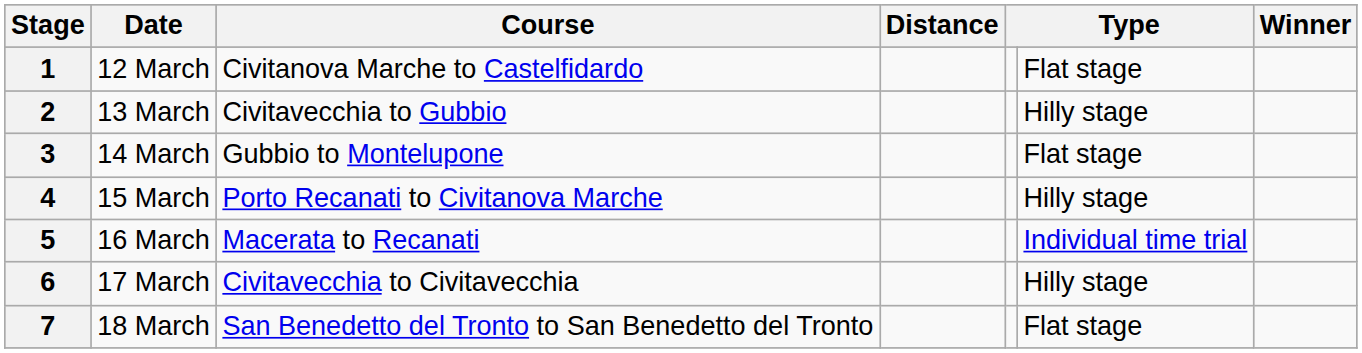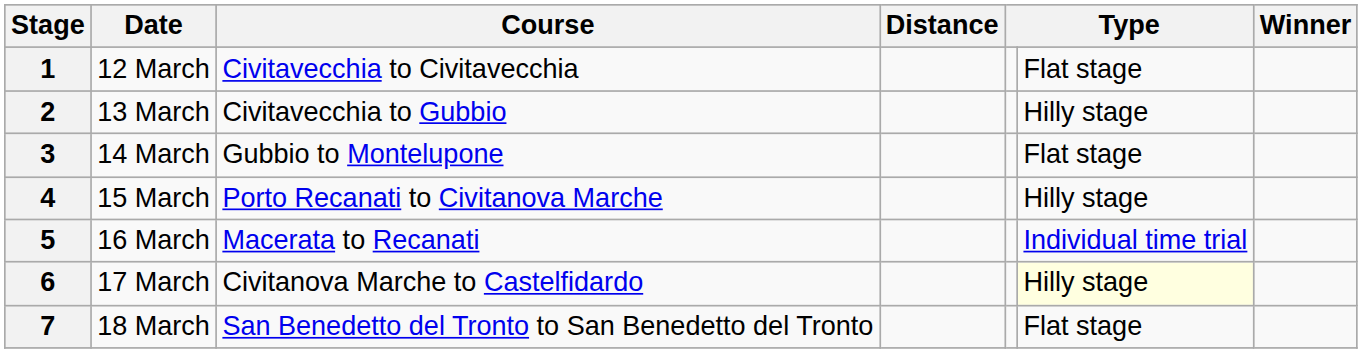(433, 68) Civitanova Marche to Castelfidardo -> (400, 68) Civitavecchia to Civitavecchia
(400, 283) Civitavecchia to Civitavecchia -> (433, 283) Civitanova Marche to Castelfidardo
(1086, 283) no background -> (1086, 283) lightyellow background
